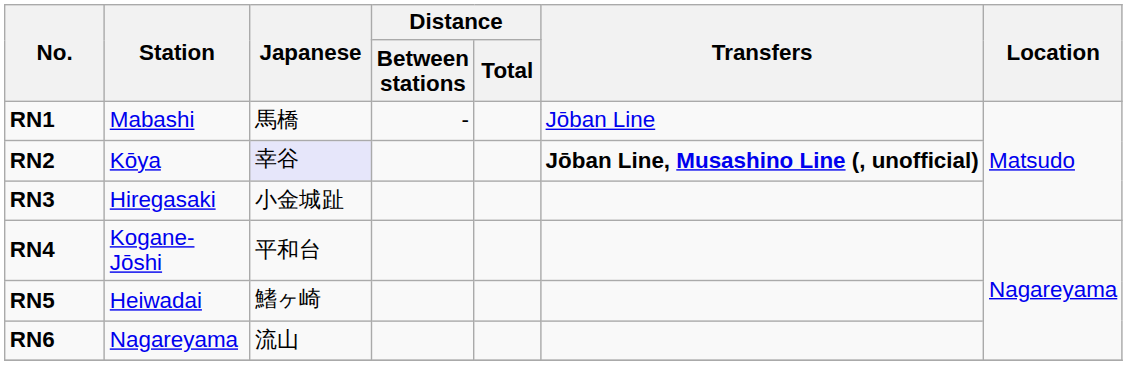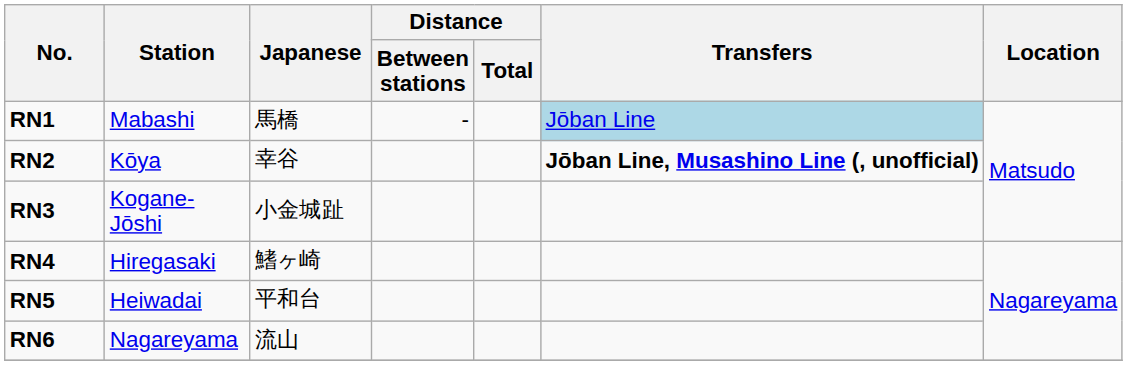(600, 120) no background -> (600, 120) lightblue background
(277, 159) lavender background -> (277, 159) no background
(163, 200) Hiregasaki -> (152, 210) Kogane-Jōshi
(152, 250) Kogane-Jōshi -> (163, 260) Hiregasaki
(288, 249) 平和台 -> (288, 260) 鰭ヶ崎
(288, 299) 鰭ヶ崎 -> (288, 299) 平和台
